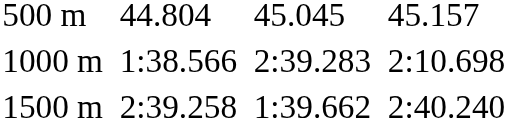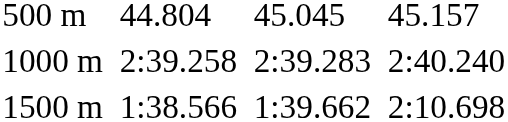(178, 61) 1:38.566 -> (178, 61) 2:39.258
(446, 61) 2:10.698 -> (446, 61) 2:40.240
(178, 106) 2:39.258 -> (178, 106) 1:38.566
(446, 106) 2:40.240 -> (446, 106) 2:10.698
